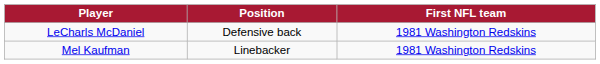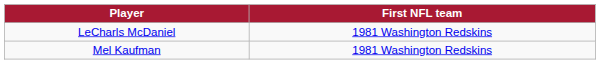- column: (262, 13)
